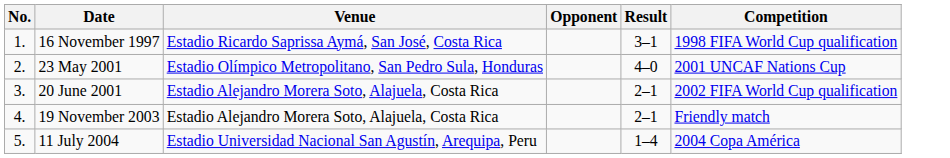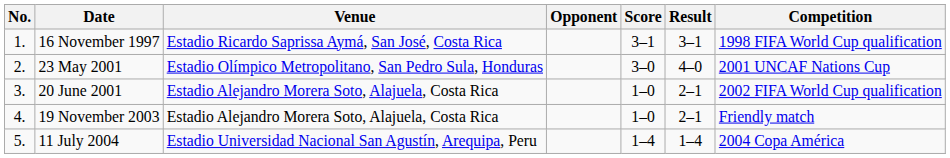+ column: (643, 16)
